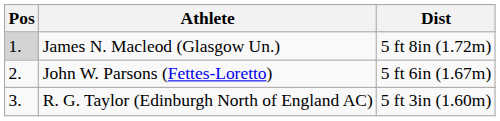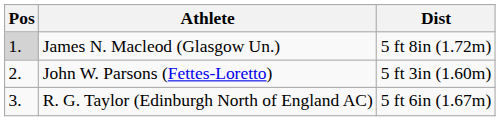(436, 73) 5 ft 6in (1.67m) -> (436, 73) 5 ft 3in (1.60m)
(436, 101) 5 ft 3in (1.60m) -> (436, 101) 5 ft 6in (1.67m)
